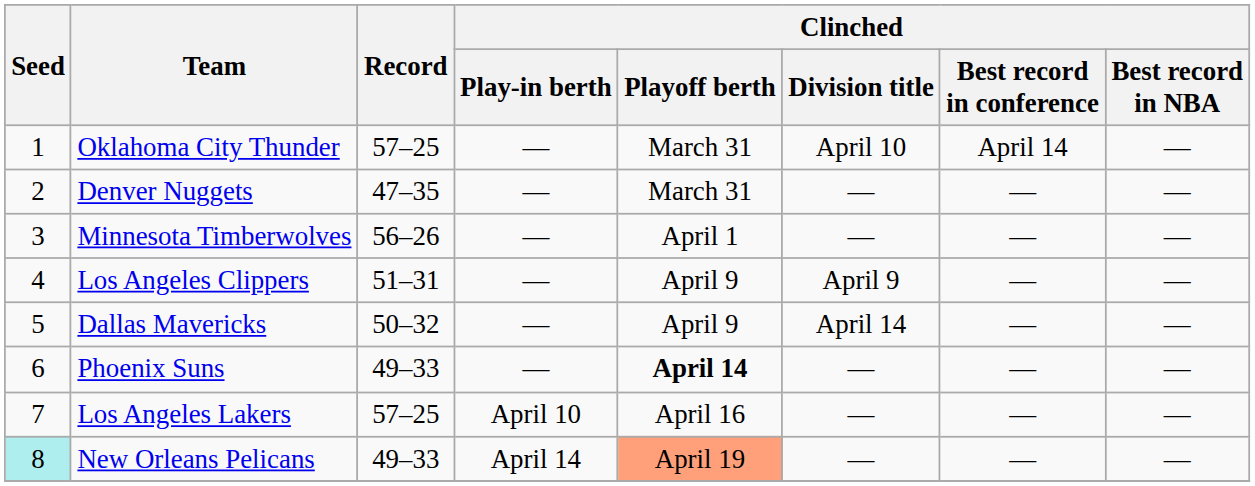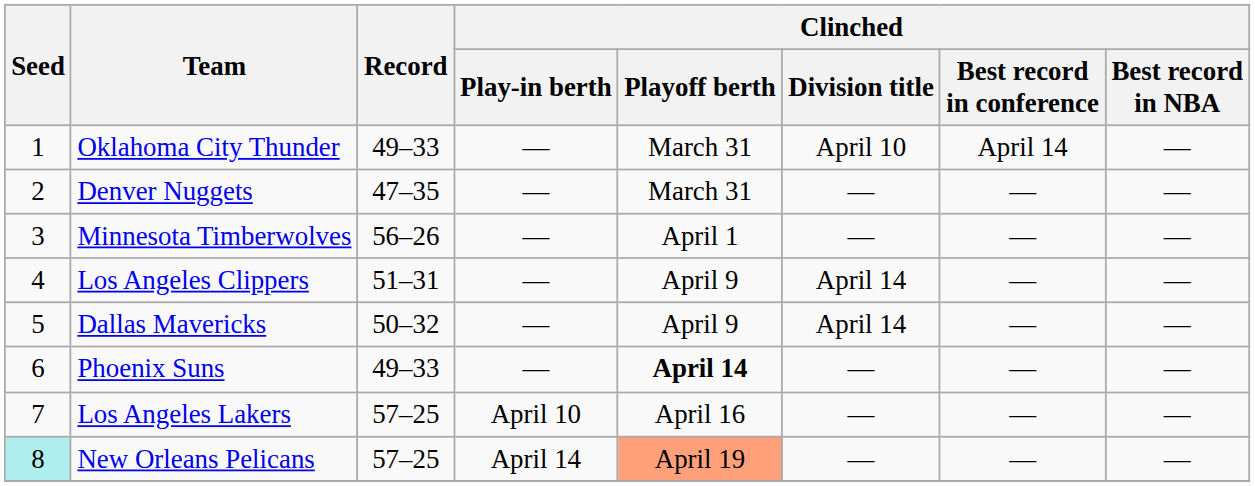(406, 147) 57–25 -> (406, 147) 49–33
(861, 280) April 9 -> (861, 280) April 14
(406, 457) 49–33 -> (406, 457) 57–25
